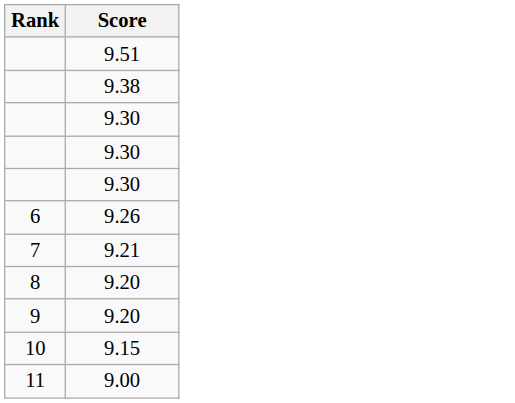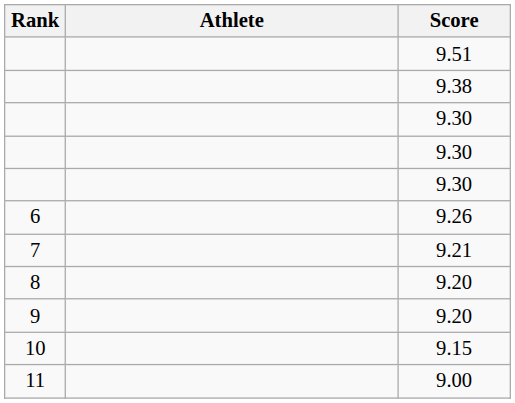+ column: (232, 20)
